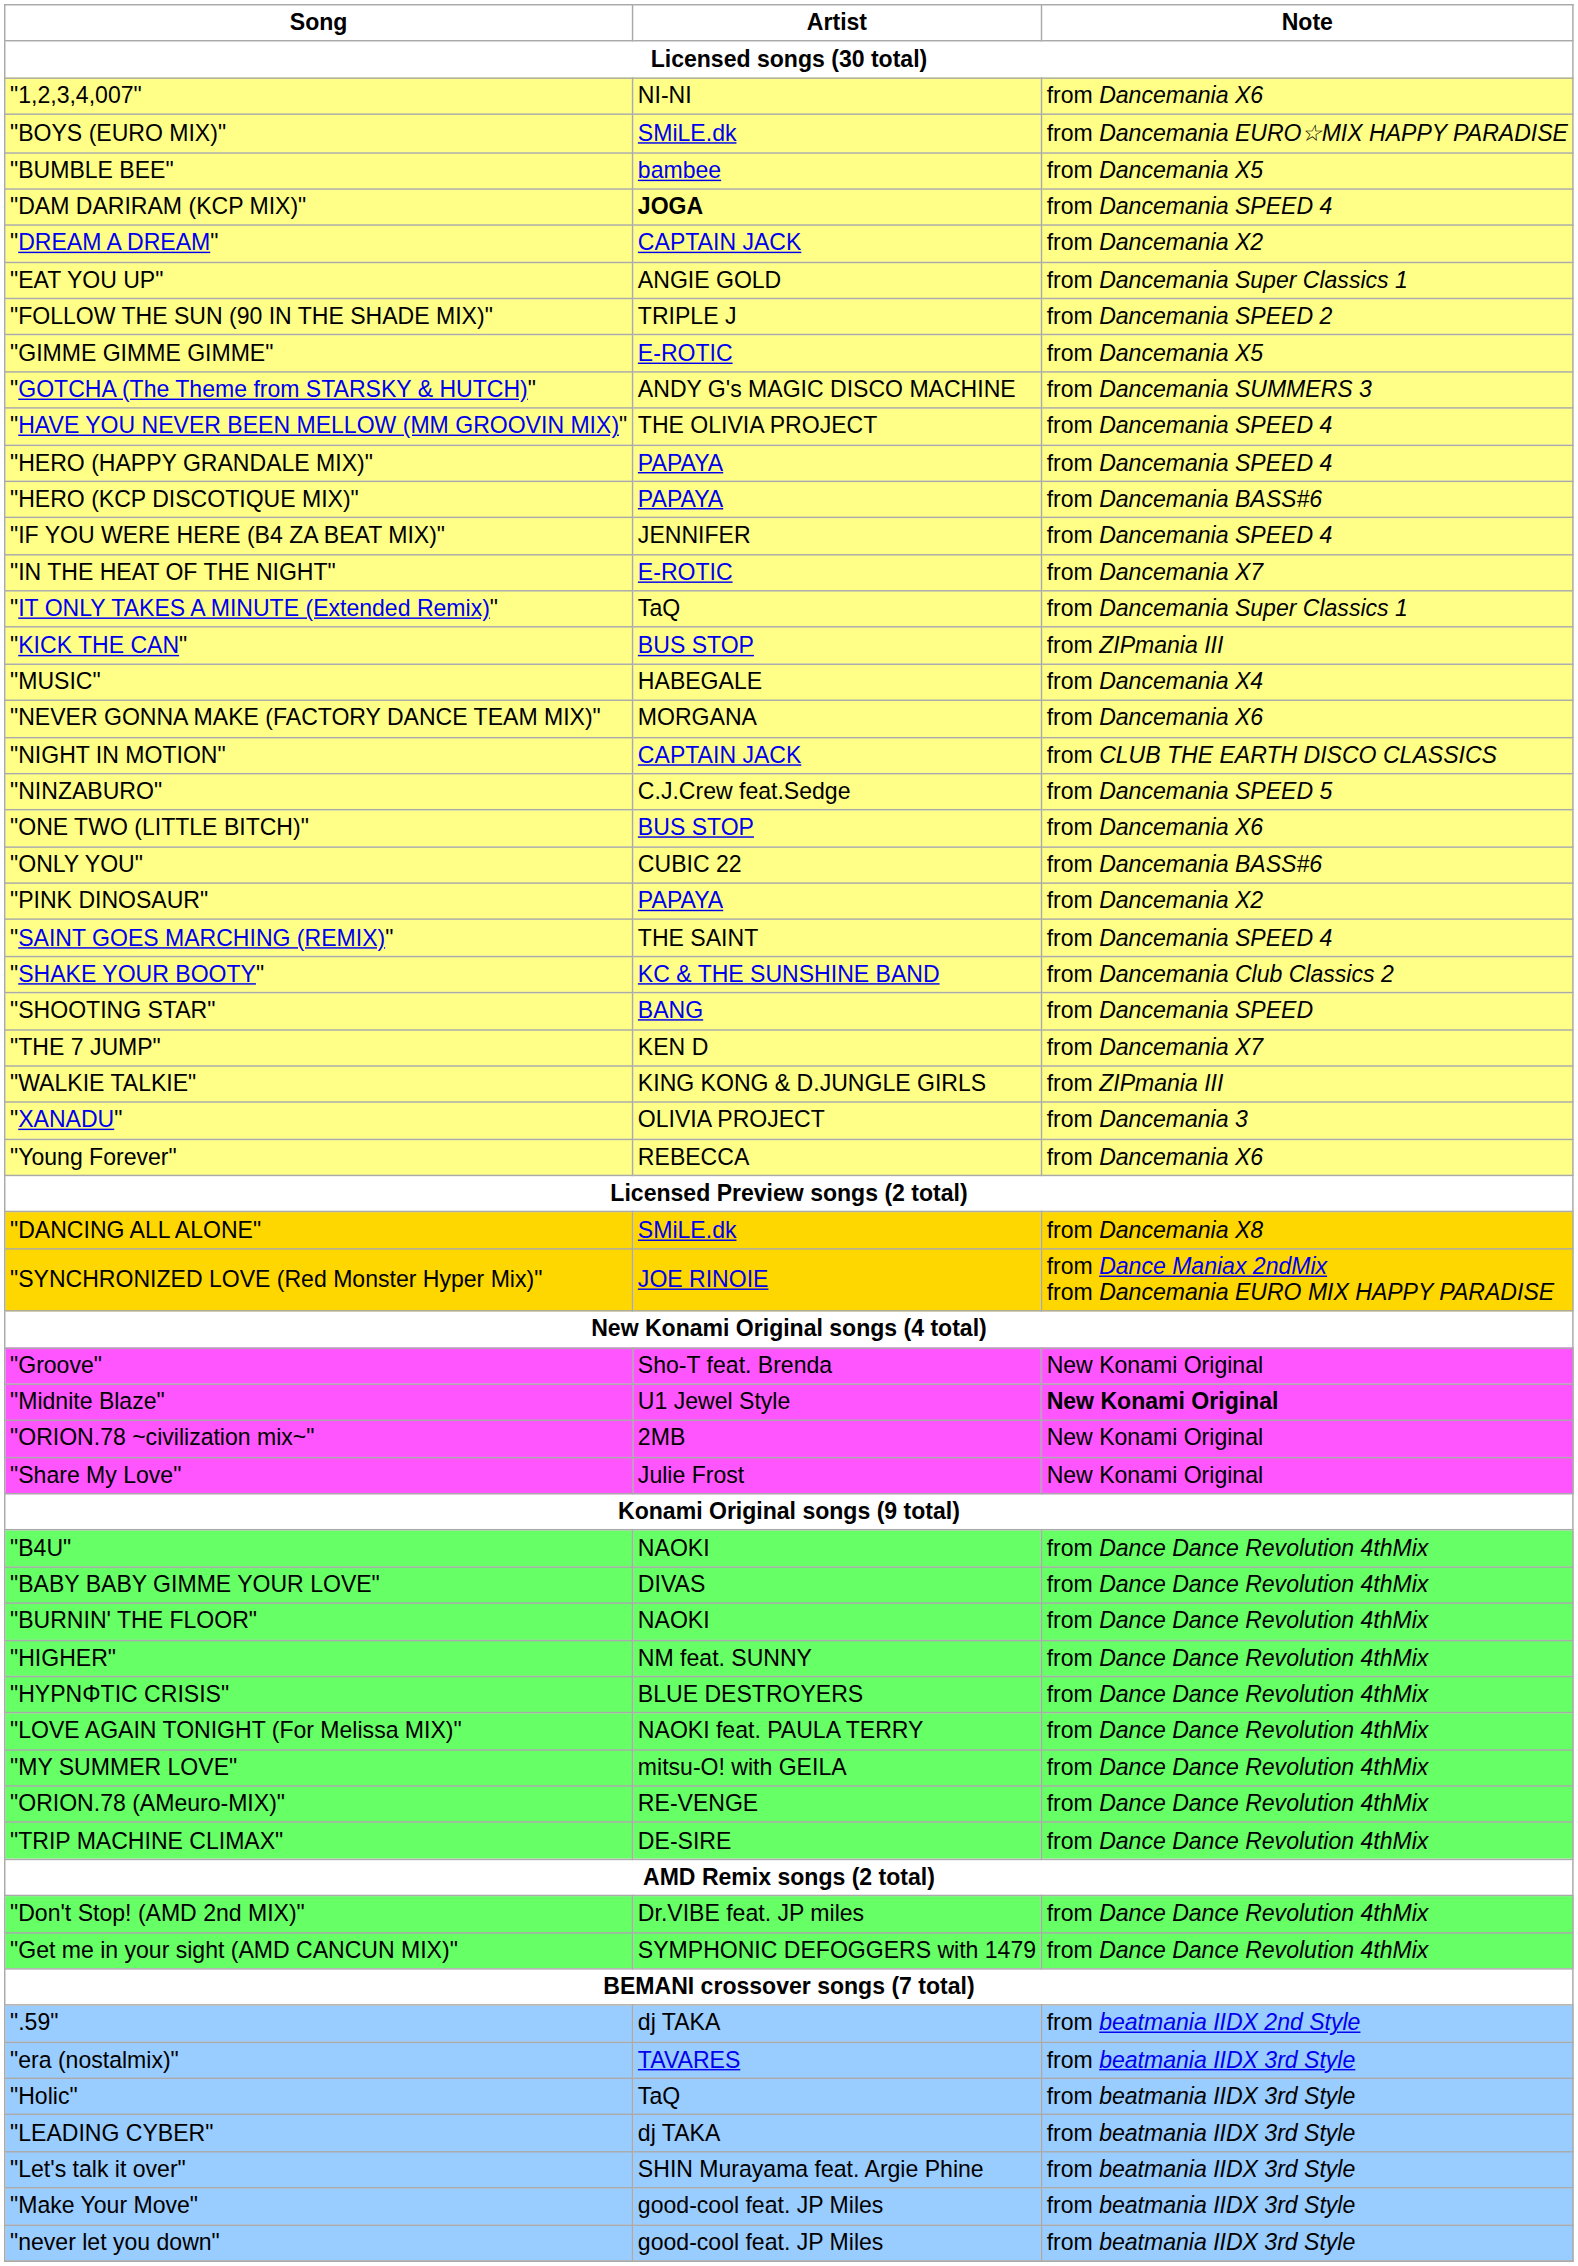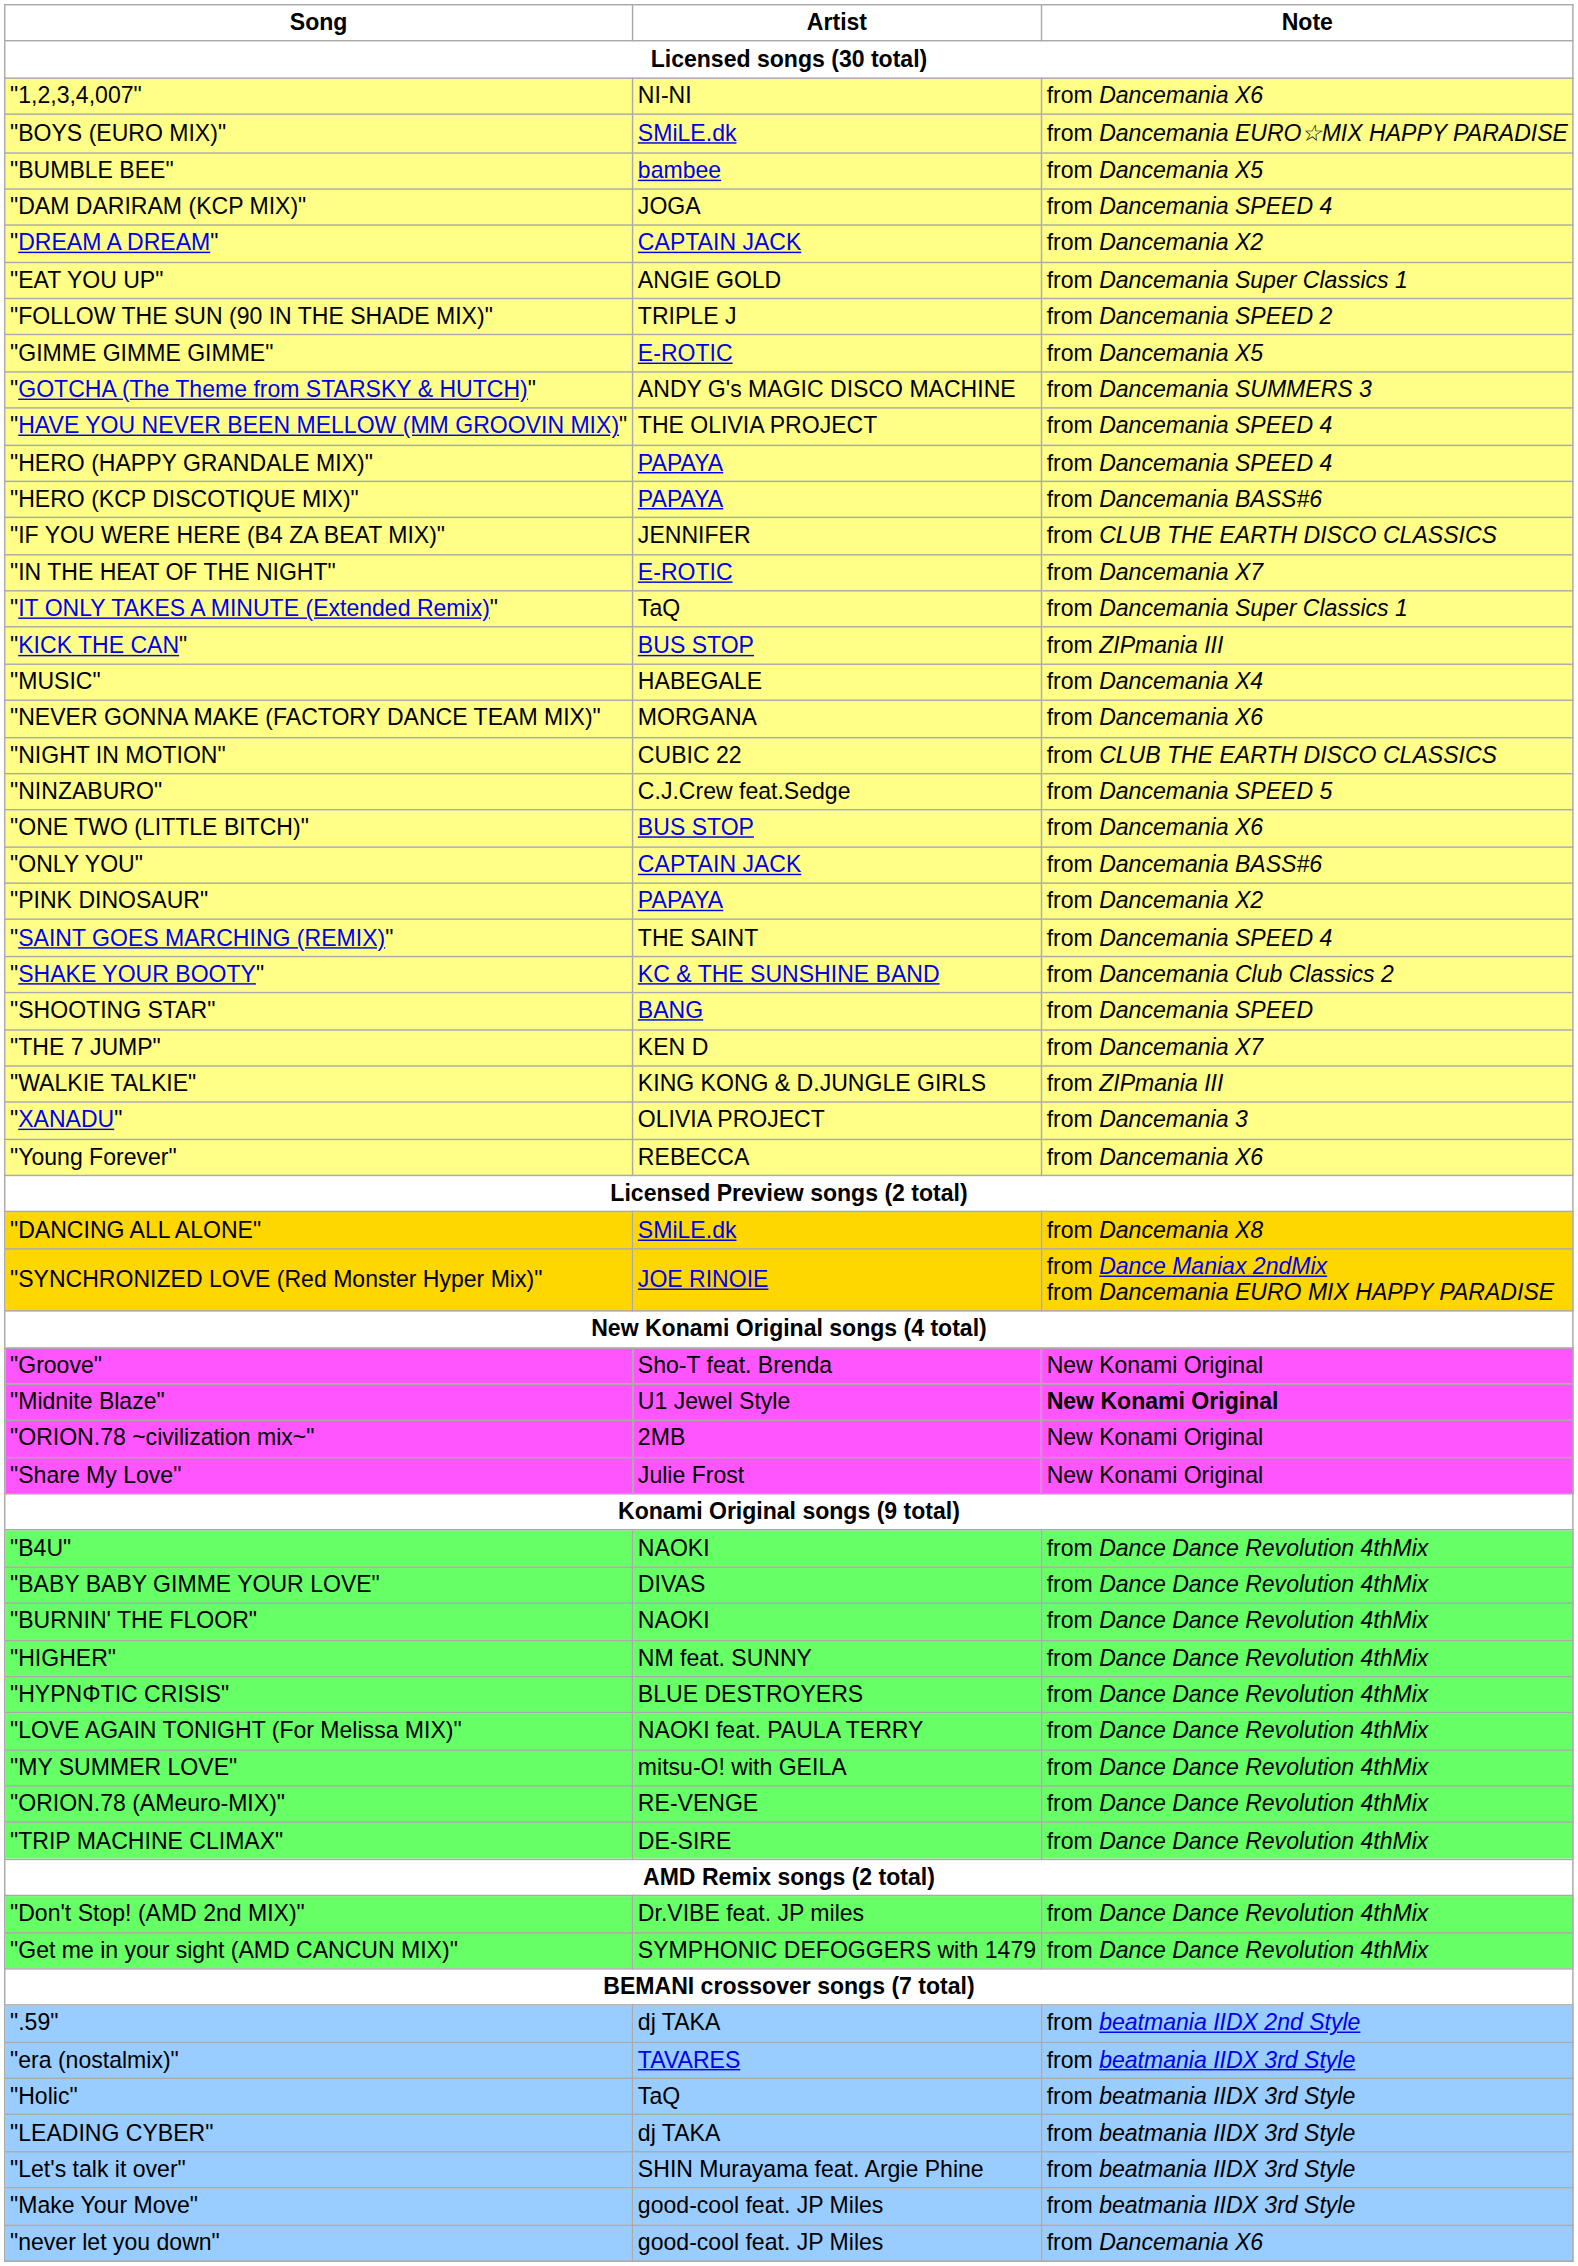(671, 206) bold -> (669, 206) normal
(1189, 535) from Dancemania SPEED 4 -> (1272, 535) from CLUB THE EARTH DISCO CLASSICS
(720, 755) CAPTAIN JACK -> (690, 755) CUBIC 22
(690, 864) CUBIC 22 -> (720, 864) CAPTAIN JACK
(1201, 2242) from beatmania IIDX 3rd Style -> (1155, 2242) from Dancemania X6
